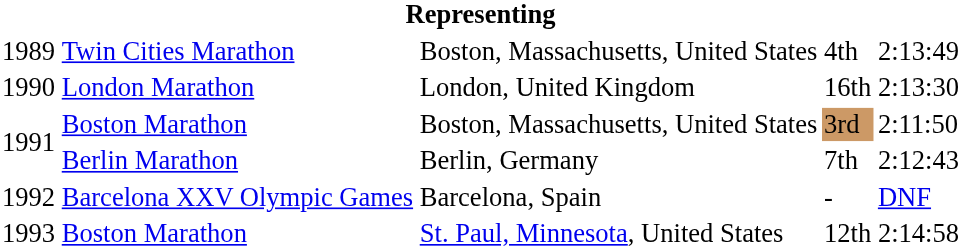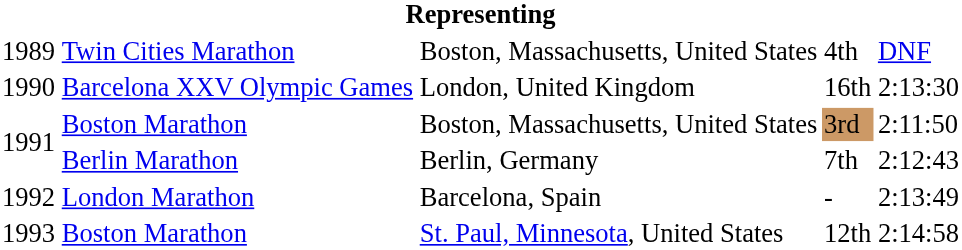(918, 51) 2:13:49 -> (904, 51) DNF
(158, 87) London Marathon -> (237, 87) Barcelona XXV Olympic Games
(237, 197) Barcelona XXV Olympic Games -> (158, 197) London Marathon
(904, 197) DNF -> (918, 197) 2:13:49
